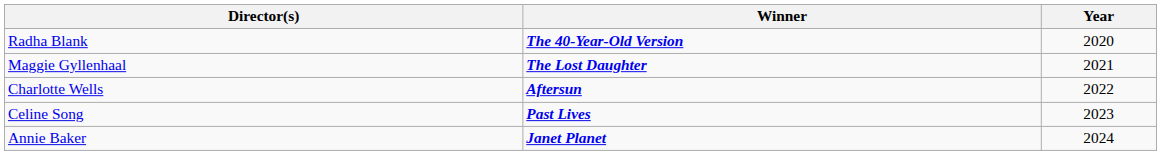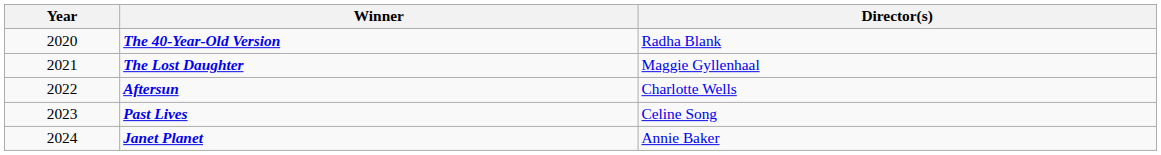columns swapped: (1099, 16) <-> (264, 16)
